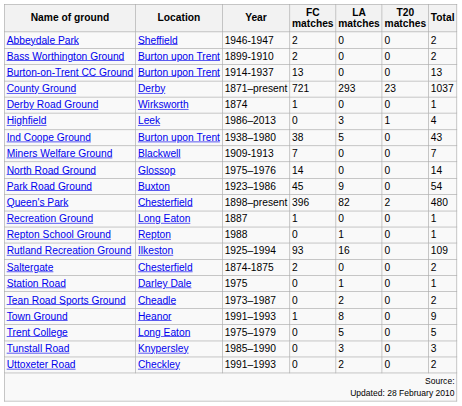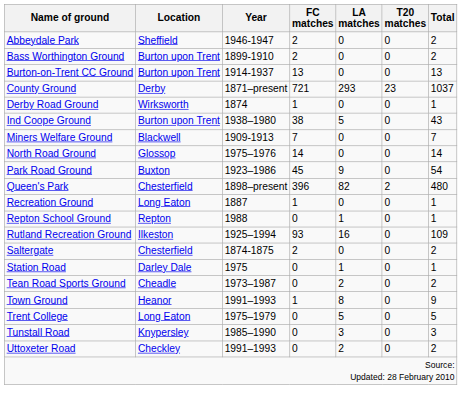- row: (27, 121)
